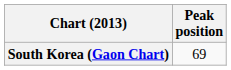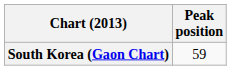(199, 53) 69 -> (199, 53) 59
